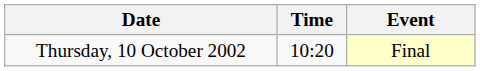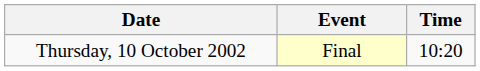columns swapped: (312, 19) <-> (411, 19)
